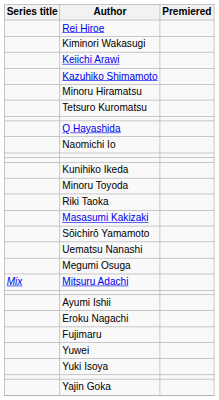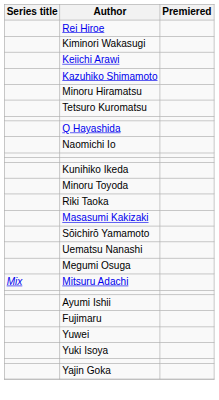- row: (32, 319)
